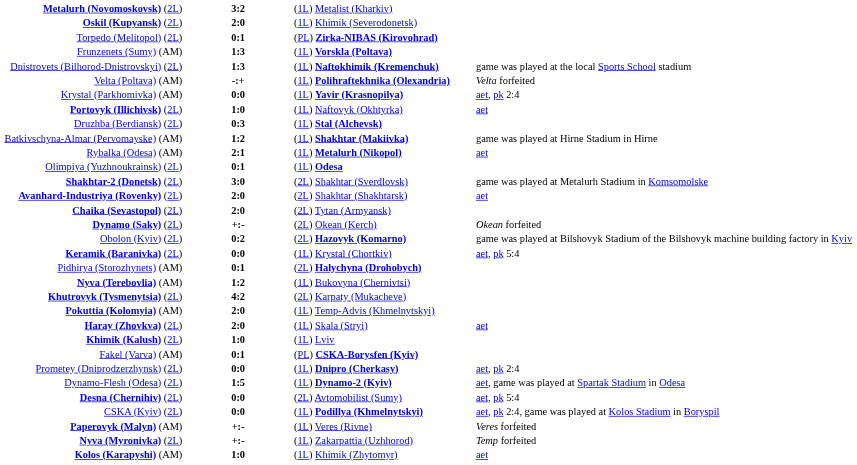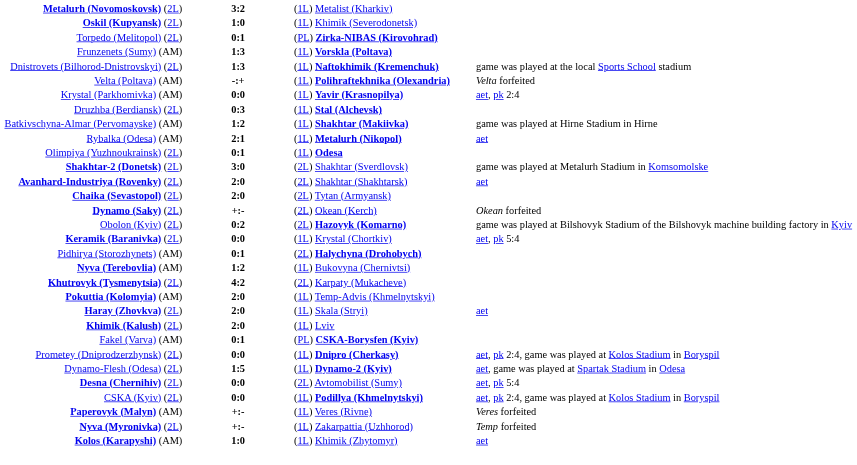(238, 23) 2:0 -> (238, 23) 1:0
- row: (126, 109)
(238, 340) 1:0 -> (238, 325) 2:0
(498, 368) aet, pk 2:4 -> (598, 354) aet, pk 2:4, game was played at Kolos Stadium in Boryspil
